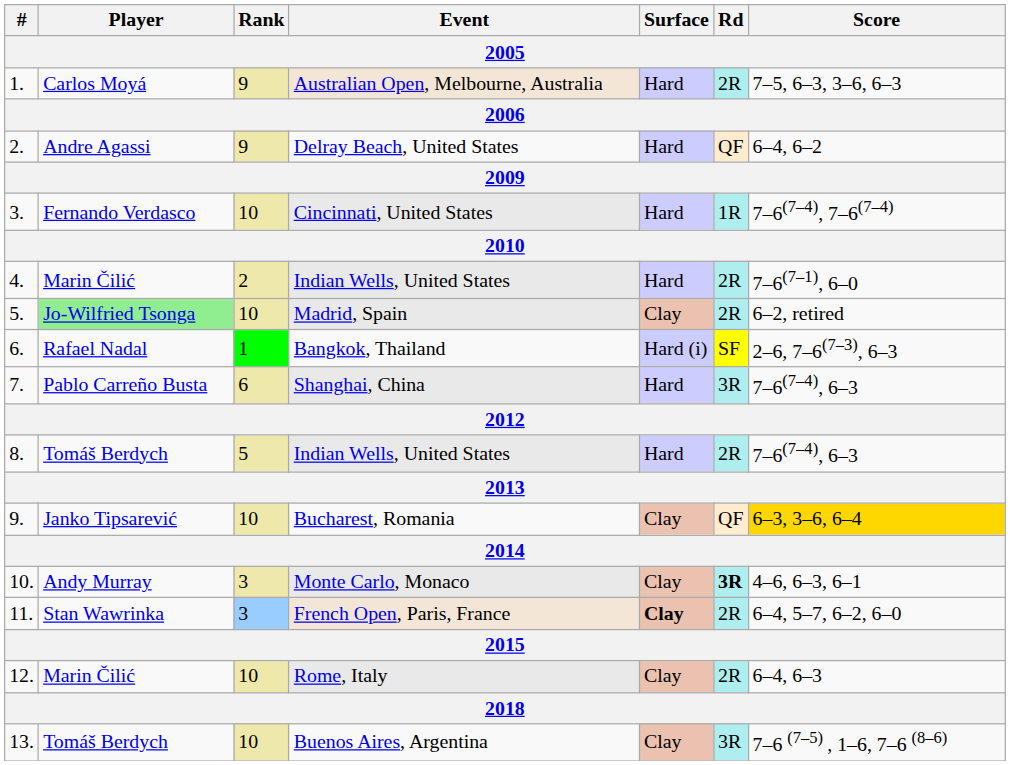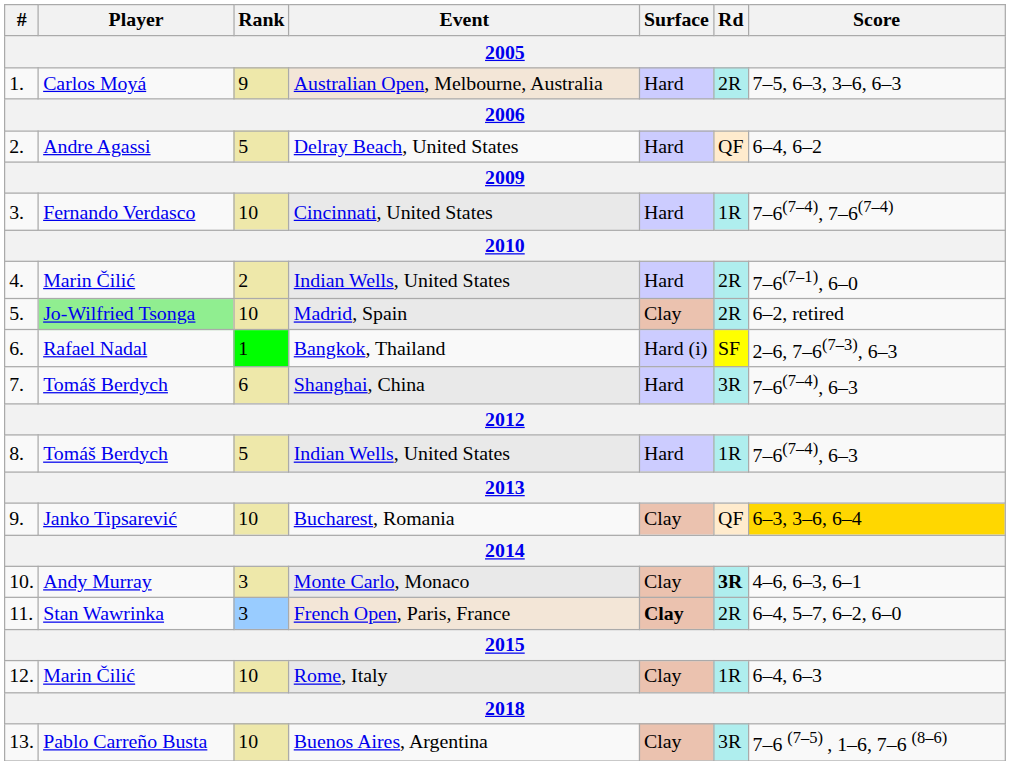(243, 146) 9 -> (243, 146) 5
(125, 385) Pablo Carreño Busta -> (106, 385) Tomáš Berdych
(730, 453) 2R -> (730, 453) 1R
(730, 676) 2R -> (730, 676) 1R
(106, 741) Tomáš Berdych -> (125, 741) Pablo Carreño Busta
